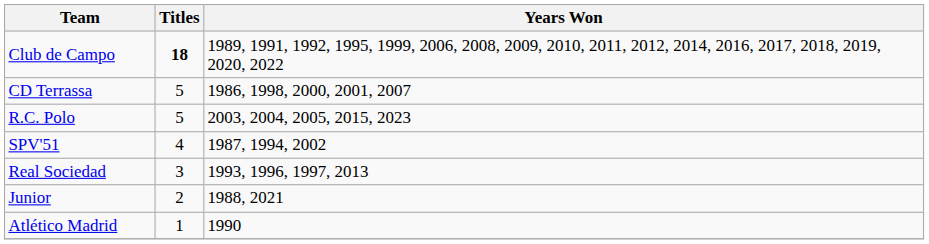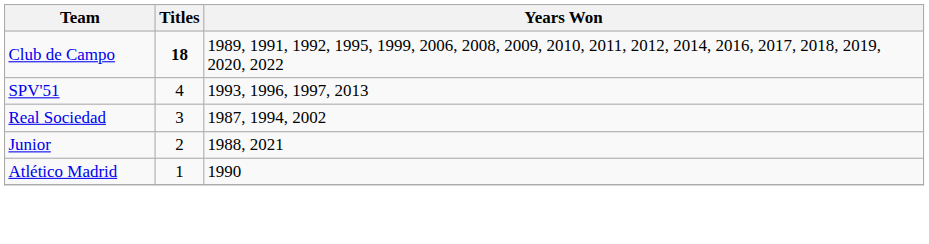- row: (50, 90)
- row: (42, 117)
(267, 144) 1987, 1994, 2002 -> (288, 90) 1993, 1996, 1997, 2013
(288, 171) 1993, 1996, 1997, 2013 -> (267, 117) 1987, 1994, 2002
